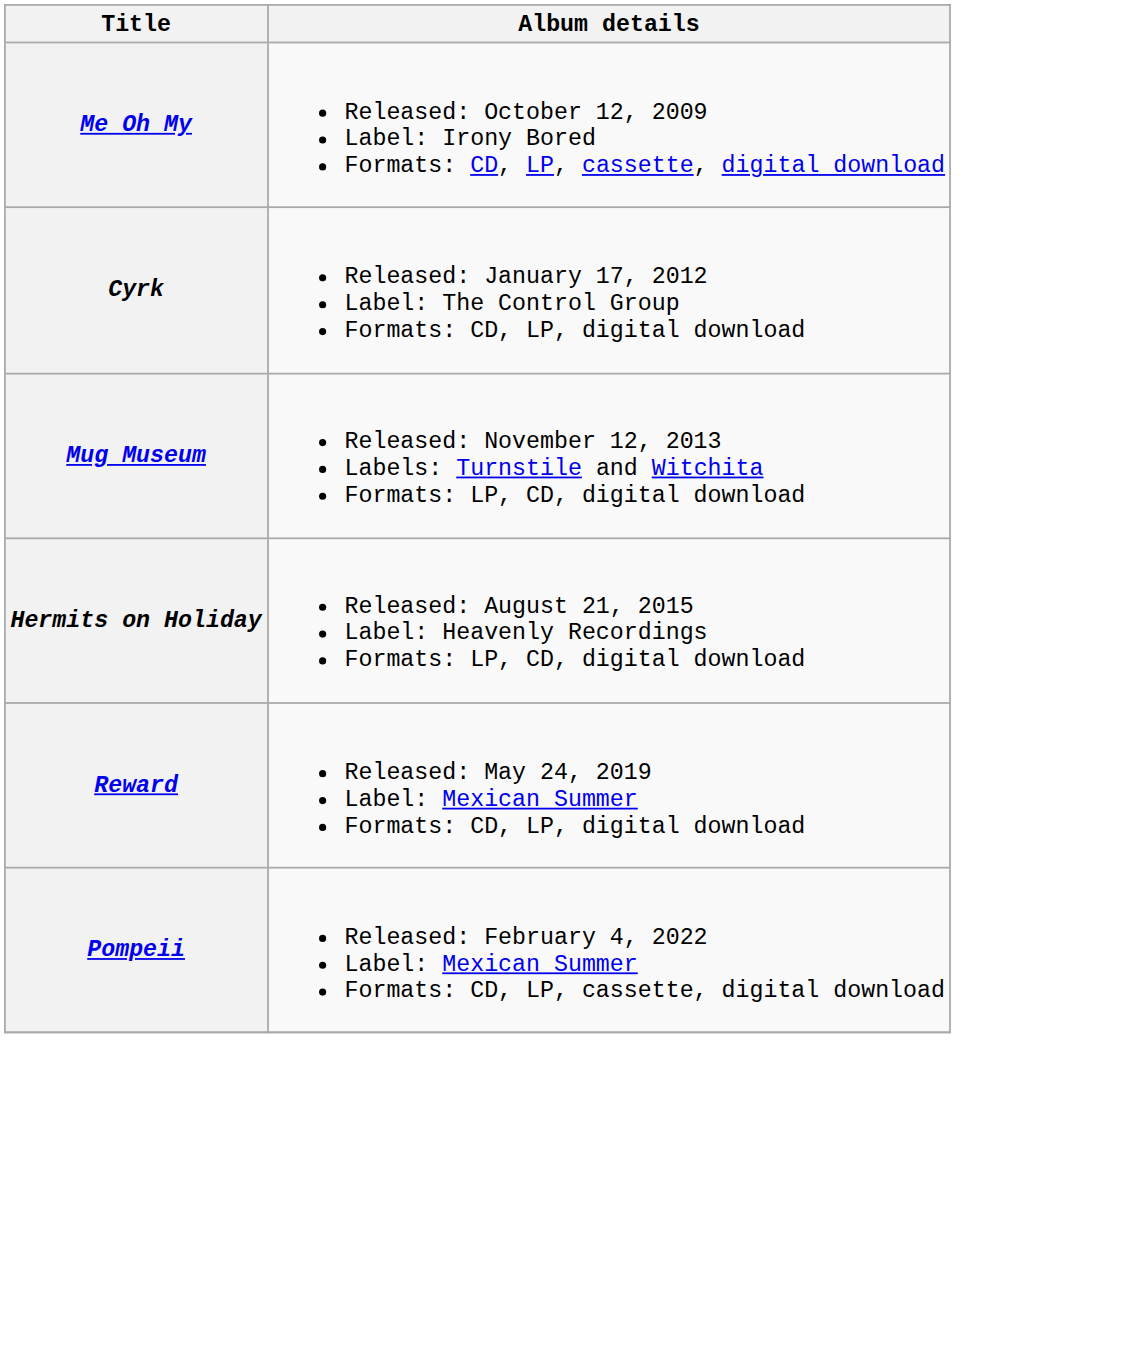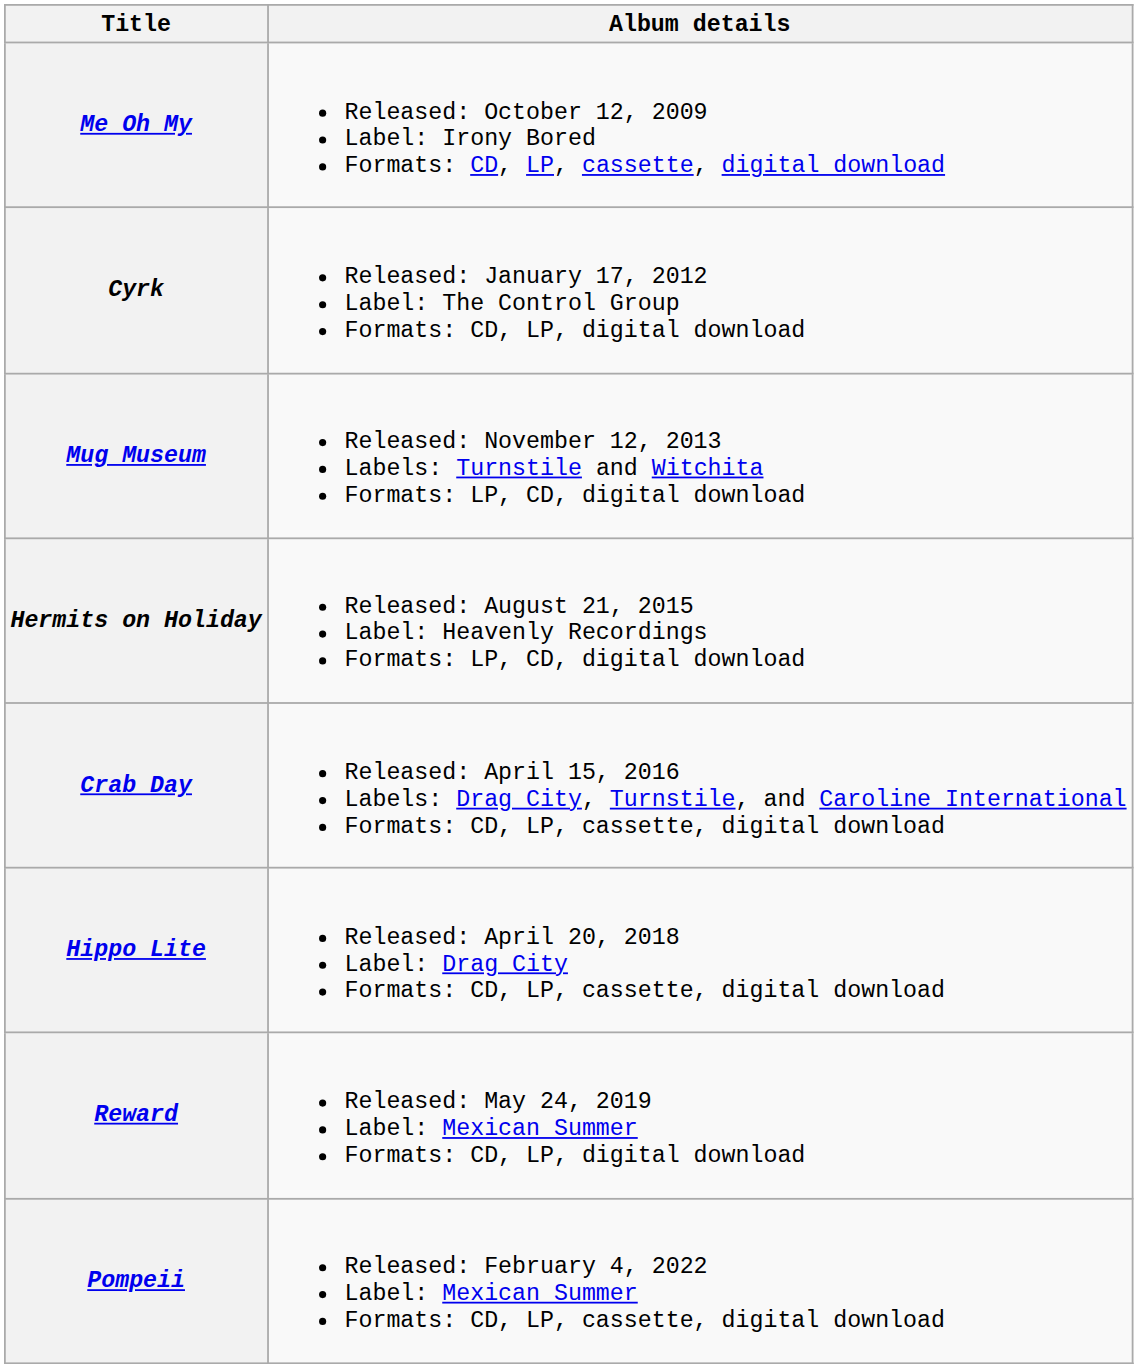+ row: (136, 785)
+ row: (136, 950)
